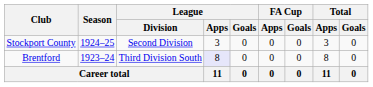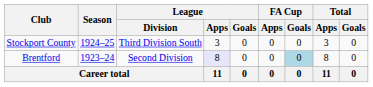(160, 43) Second Division -> (160, 43) Third Division South
(160, 58) Third Division South -> (160, 58) Second Division
(299, 58) no background -> (299, 58) lightblue background
